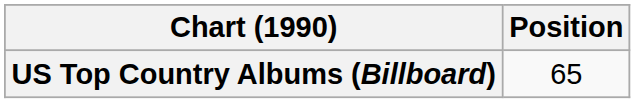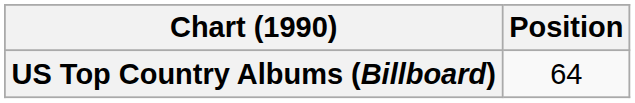(566, 73) 65 -> (566, 73) 64
